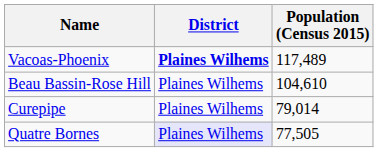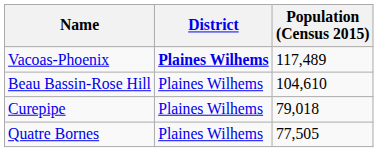(297, 109) 79,014 -> (297, 109) 79,018
(211, 134) lavender background -> (211, 134) no background
